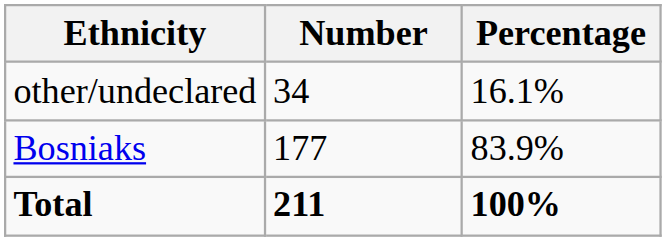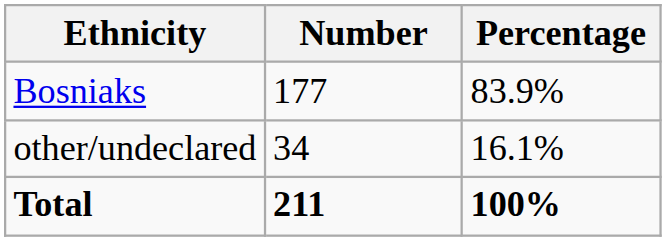rows swapped: (80, 147) <-> (135, 90)
